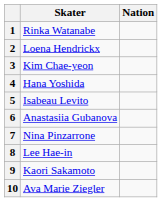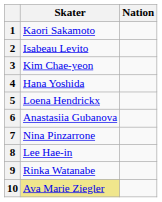(59, 30) Rinka Watanabe -> (59, 30) Kaori Sakamoto
(61, 48) Loena Hendrickx -> (56, 48) Isabeau Levito
(56, 100) Isabeau Levito -> (61, 100) Loena Hendrickx
(59, 170) Kaori Sakamoto -> (59, 170) Rinka Watanabe
(64, 188) no background -> (64, 188) khaki background
